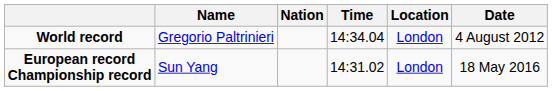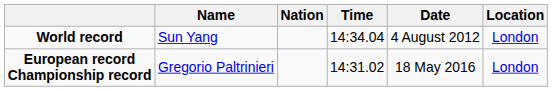columns swapped: (420, 15) <-> (500, 15)
(216, 37) Gregorio Paltrinieri -> (188, 37) Sun Yang
(188, 67) Sun Yang -> (216, 67) Gregorio Paltrinieri
